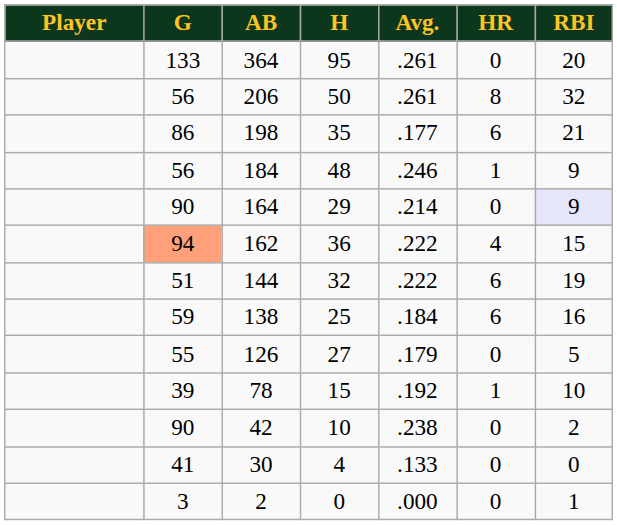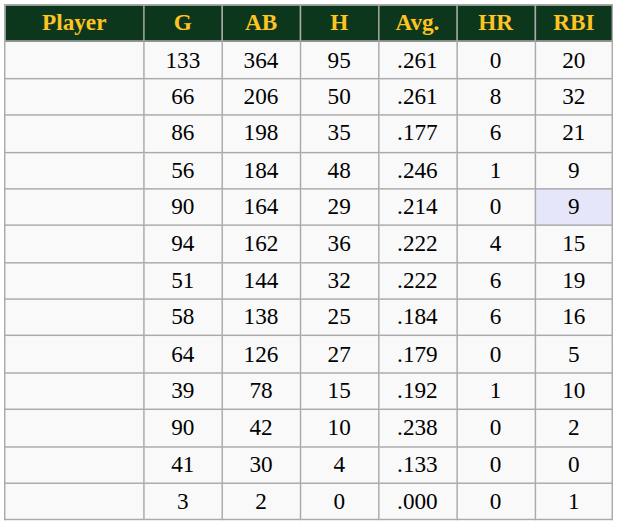(183, 96) 56 -> (183, 96) 66
(183, 243) lightsalmon background -> (183, 243) no background
(183, 317) 59 -> (183, 317) 58
(183, 354) 55 -> (183, 354) 64
